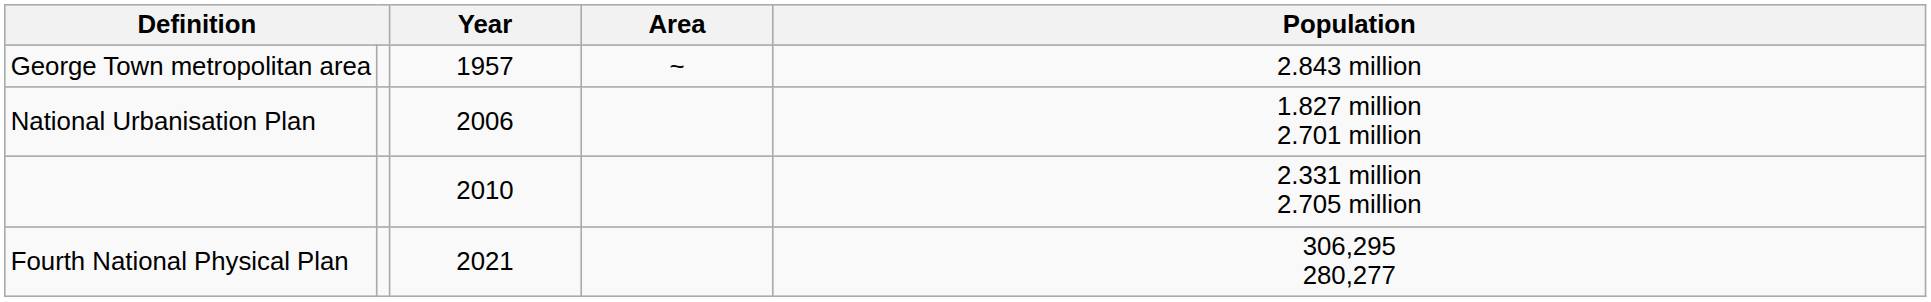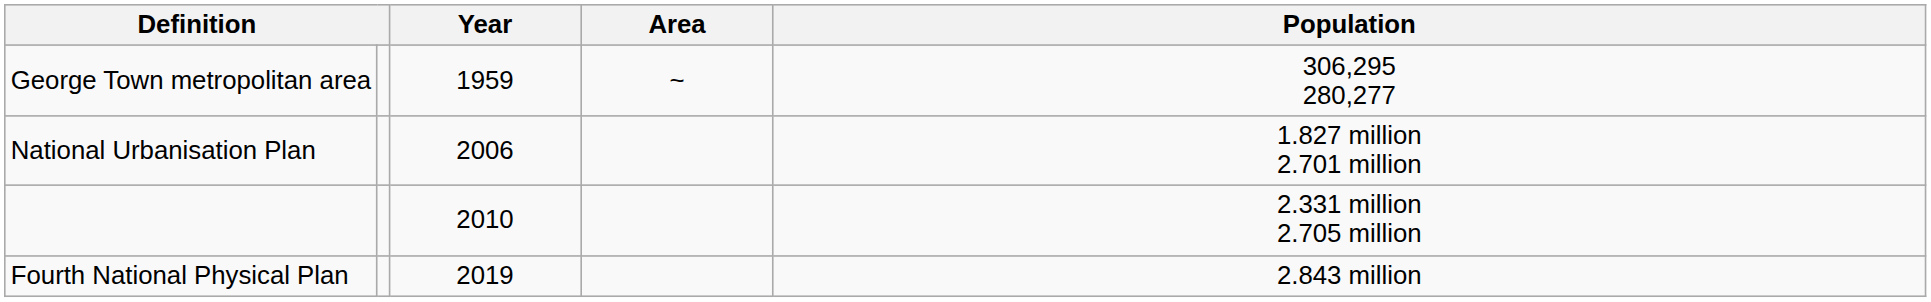(485, 65) 1957 -> (485, 80) 1959
(1349, 65) 2.843 million -> (1349, 80) 306,295 280,277
(485, 260) 2021 -> (485, 275) 2019
(1349, 260) 306,295 280,277 -> (1349, 275) 2.843 million
